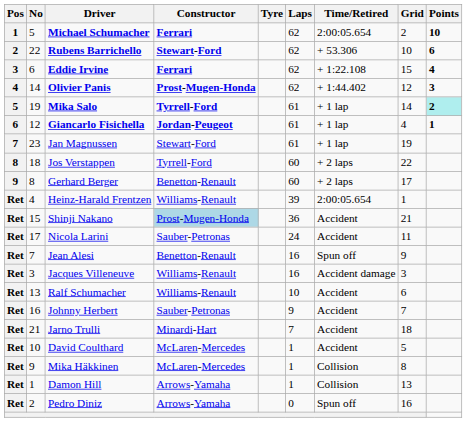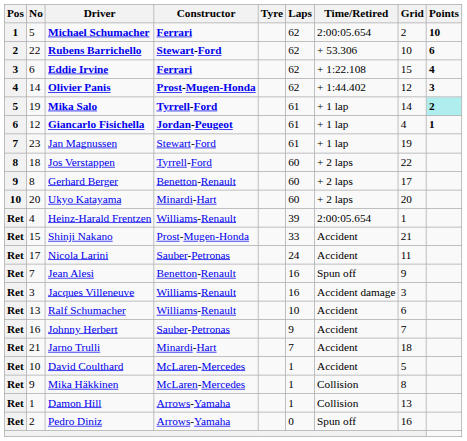+ row: (85, 199)
(203, 217) lightblue background -> (203, 236) no background
(294, 217) 36 -> (294, 236) 33
